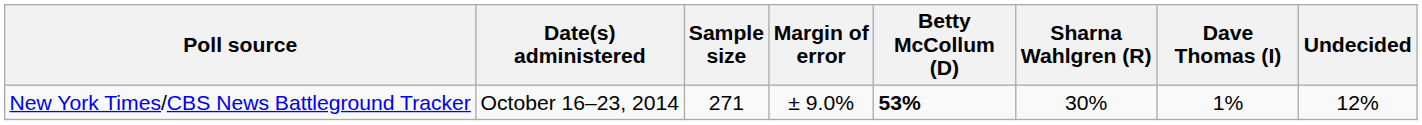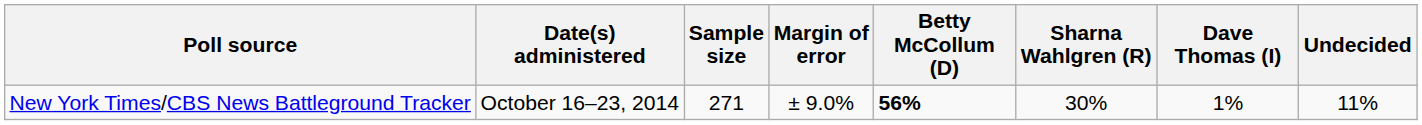(900, 102) 53% -> (900, 102) 56%
(1358, 102) 12% -> (1358, 102) 11%
